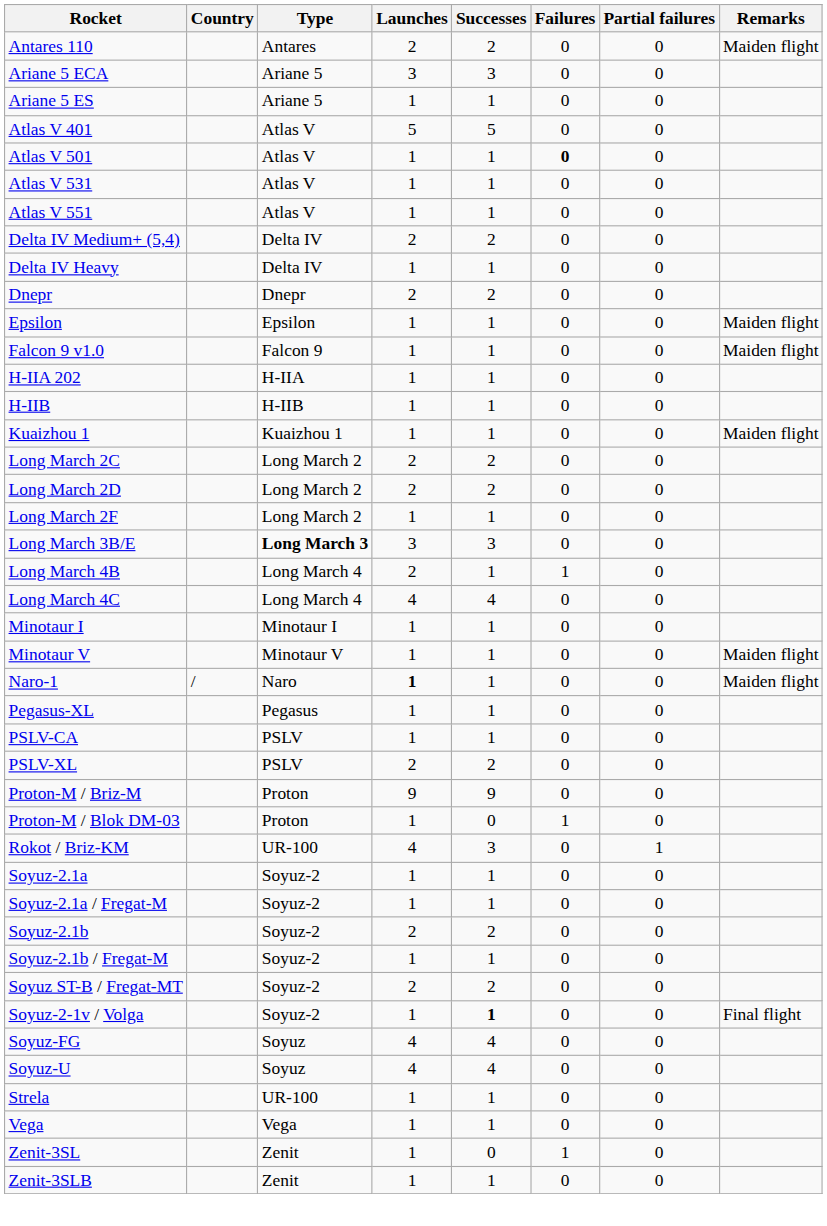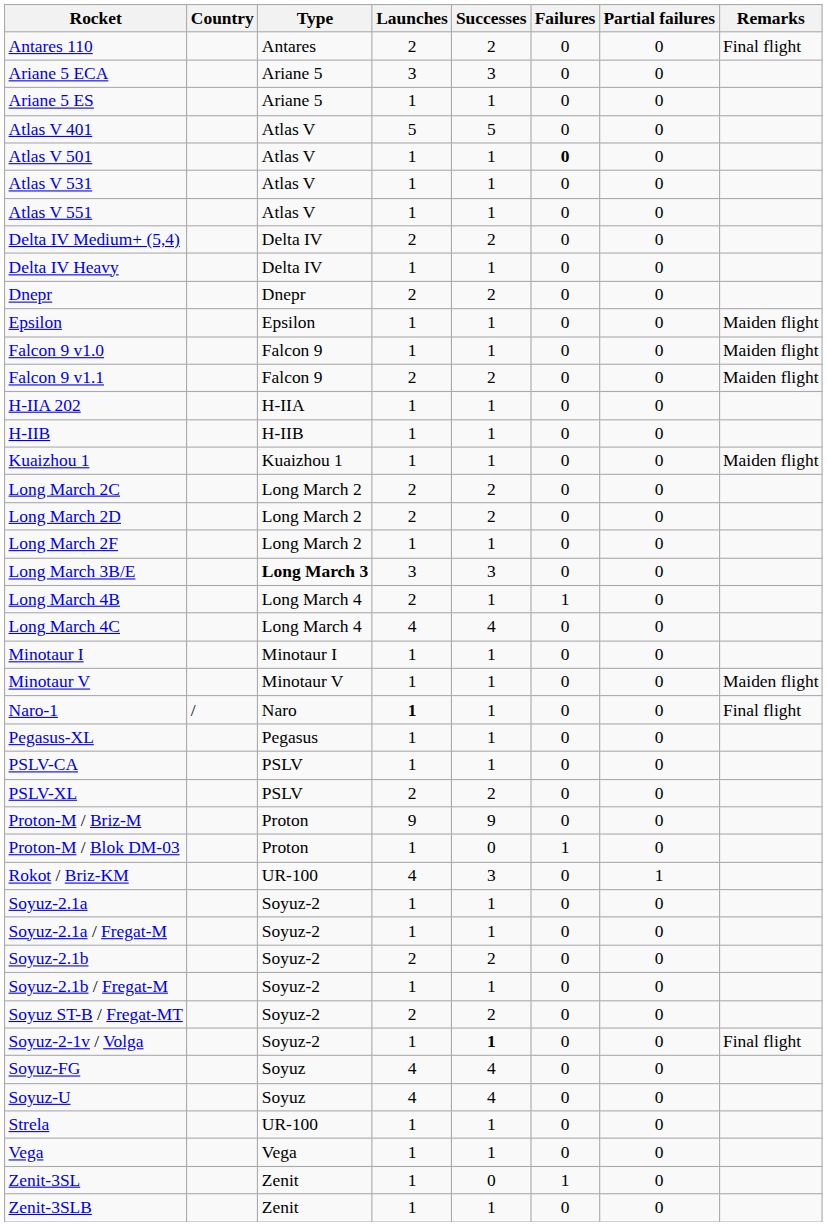(771, 45) Maiden flight -> (762, 45) Final flight
+ row: (56, 377)
(771, 682) Maiden flight -> (762, 709) Final flight
